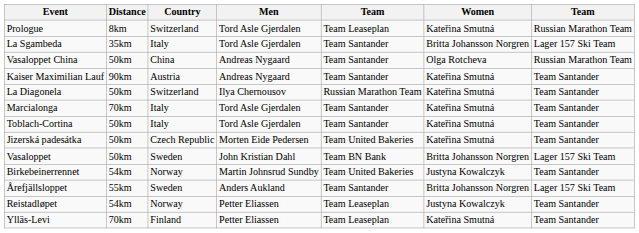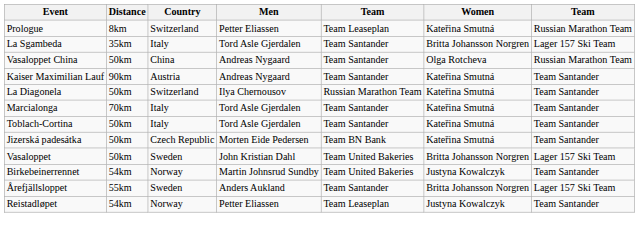(260, 28) Tord Asle Gjerdalen -> (249, 28) Petter Eliassen
(368, 140) Team United Bakeries -> (355, 140) Team BN Bank
(355, 156) Team BN Bank -> (368, 156) Team United Bakeries
- row: (28, 220)
